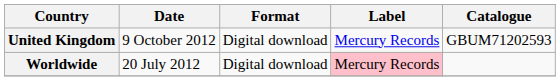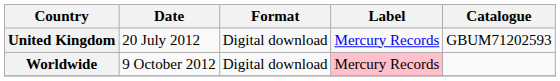(169, 40) 9 October 2012 -> (161, 40) 20 July 2012
(161, 64) 20 July 2012 -> (169, 64) 9 October 2012
